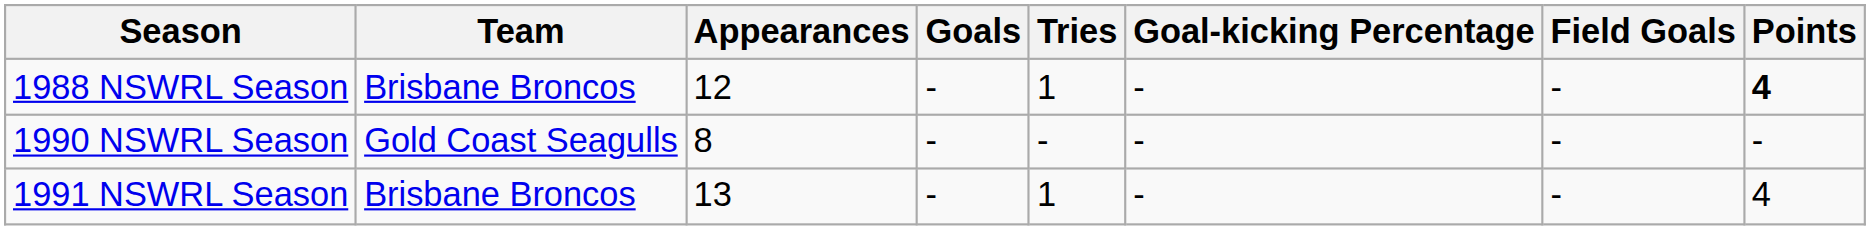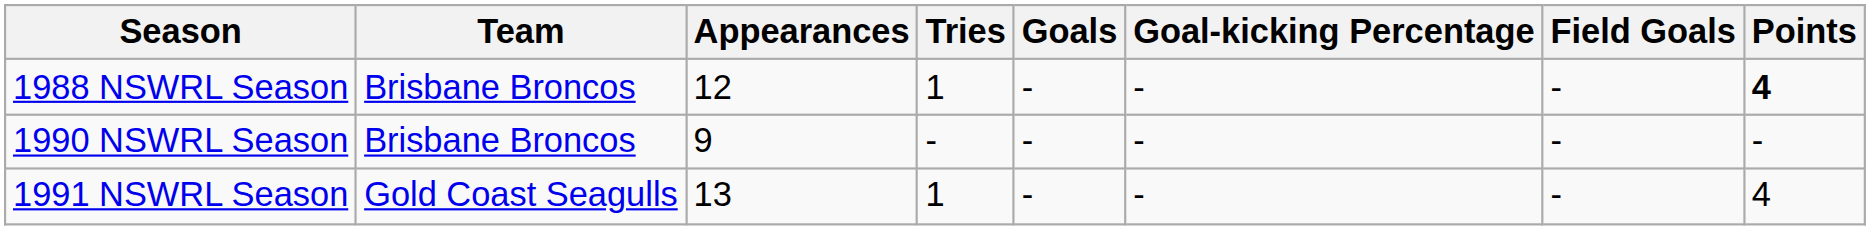columns swapped: (1077, 31) <-> (973, 31)
(521, 140) Gold Coast Seagulls -> (500, 140) Brisbane Broncos
(703, 140) 8 -> (703, 140) 9
(500, 195) Brisbane Broncos -> (521, 195) Gold Coast Seagulls
